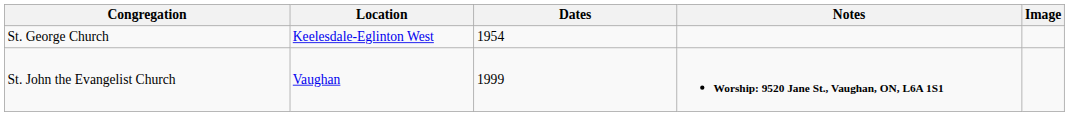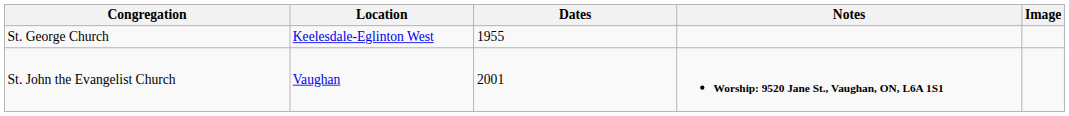(491, 36) 1954 -> (491, 36) 1955
(491, 79) 1999 -> (491, 79) 2001
